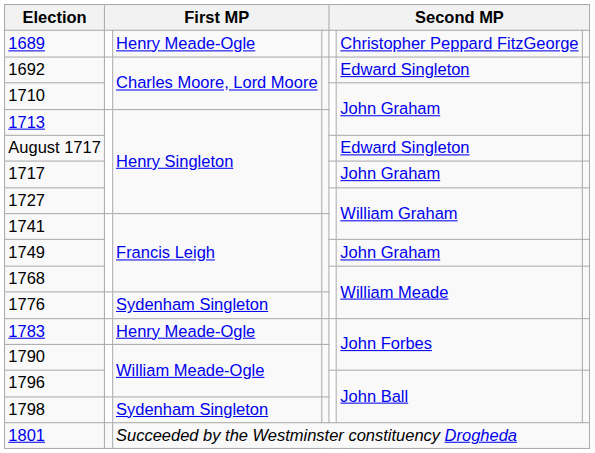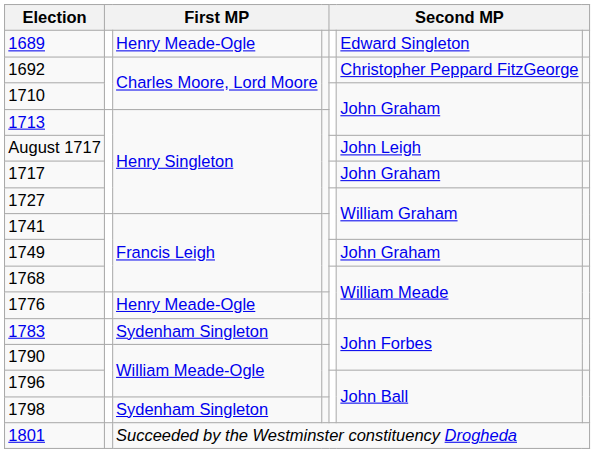(459, 43) Christopher Peppard FitzGeorge -> (405, 43) Edward Singleton
(405, 69) Edward Singleton -> (459, 69) Christopher Peppard FitzGeorge
(405, 148) Edward Singleton -> (381, 148) John Leigh
(192, 305) Sydenham Singleton -> (186, 305) Henry Meade-Ogle
(186, 331) Henry Meade-Ogle -> (192, 331) Sydenham Singleton
